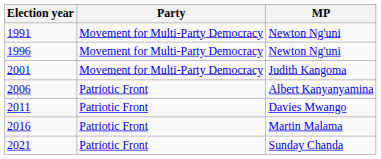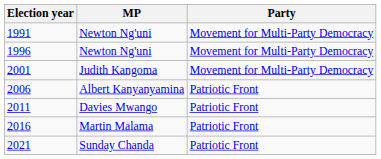columns swapped: (321, 13) <-> (171, 13)
